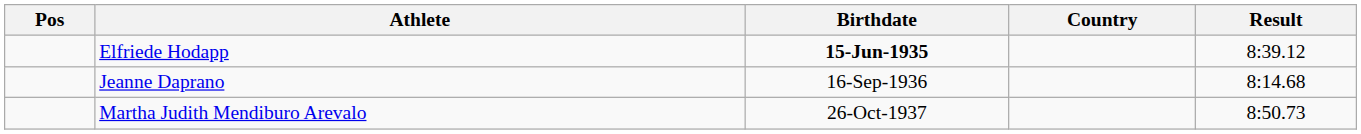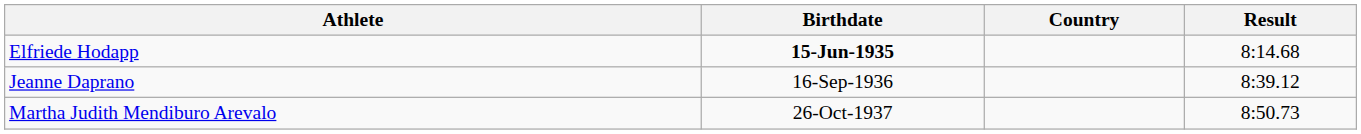- column: (50, 19)
(1276, 50) 8:39.12 -> (1270, 50) 8:14.68
(1276, 81) 8:14.68 -> (1270, 81) 8:39.12
